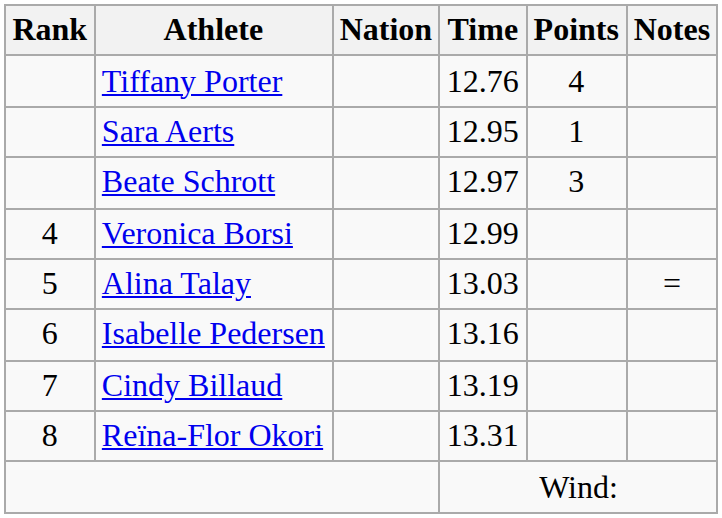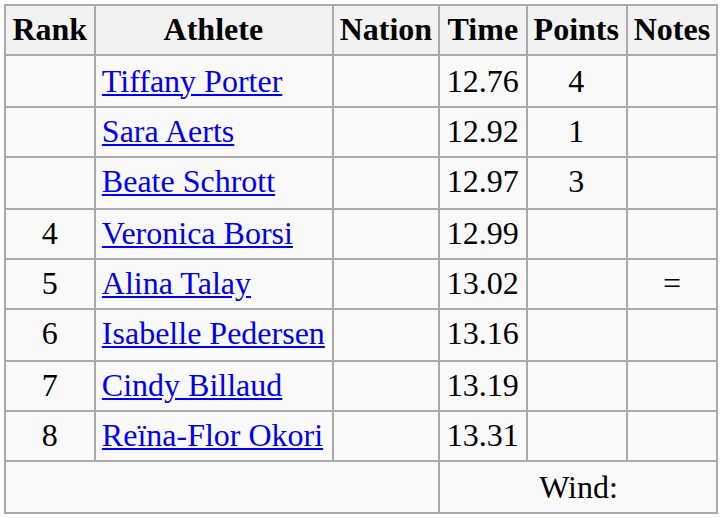(483, 131) 12.95 -> (483, 131) 12.92
(483, 283) 13.03 -> (483, 283) 13.02
